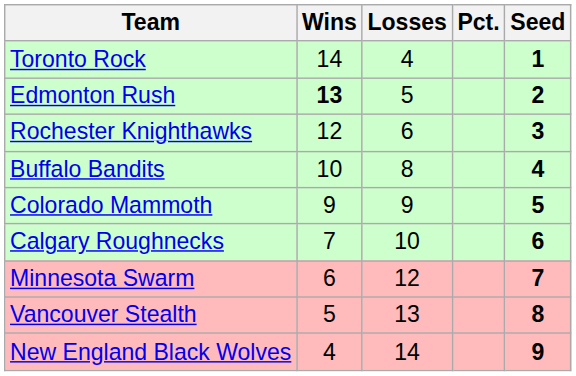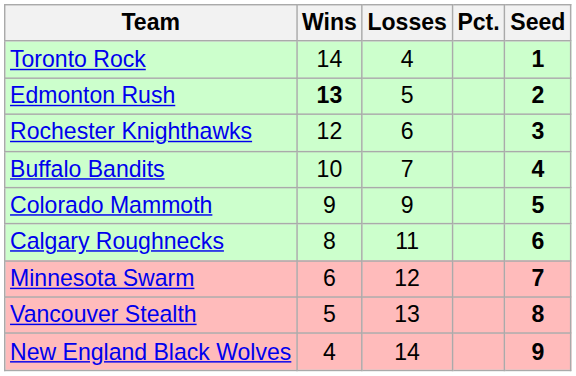(407, 168) 8 -> (407, 168) 7
(329, 242) 7 -> (329, 242) 8
(407, 242) 10 -> (407, 242) 11
